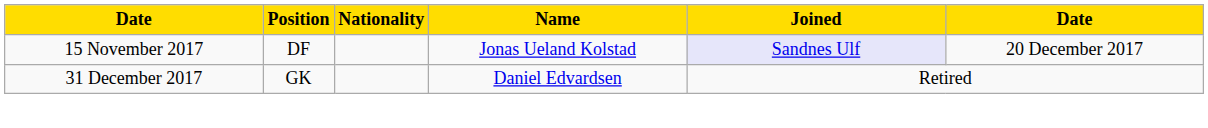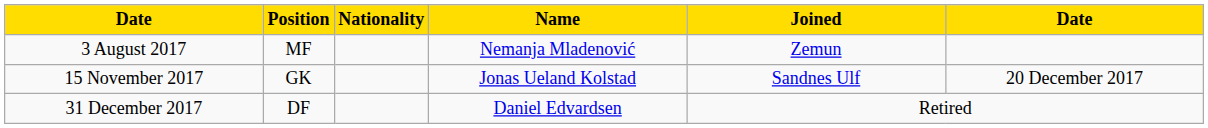+ row: (134, 49)
(299, 49) DF -> (299, 79) GK
(816, 49) lavender background -> (816, 79) no background
(299, 79) GK -> (299, 108) DF
